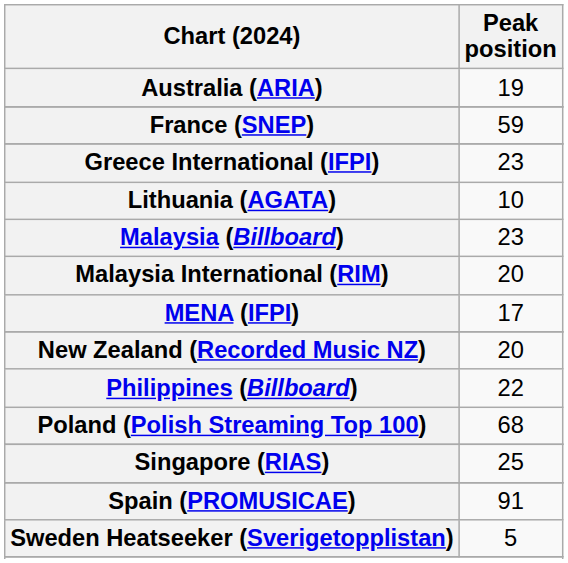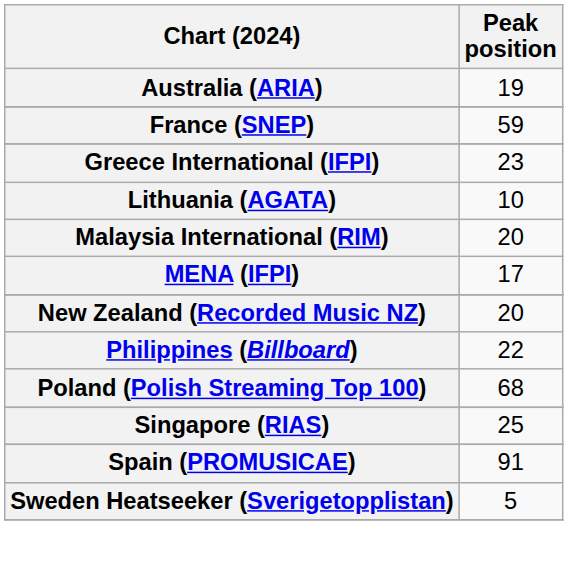- row: (232, 237)
